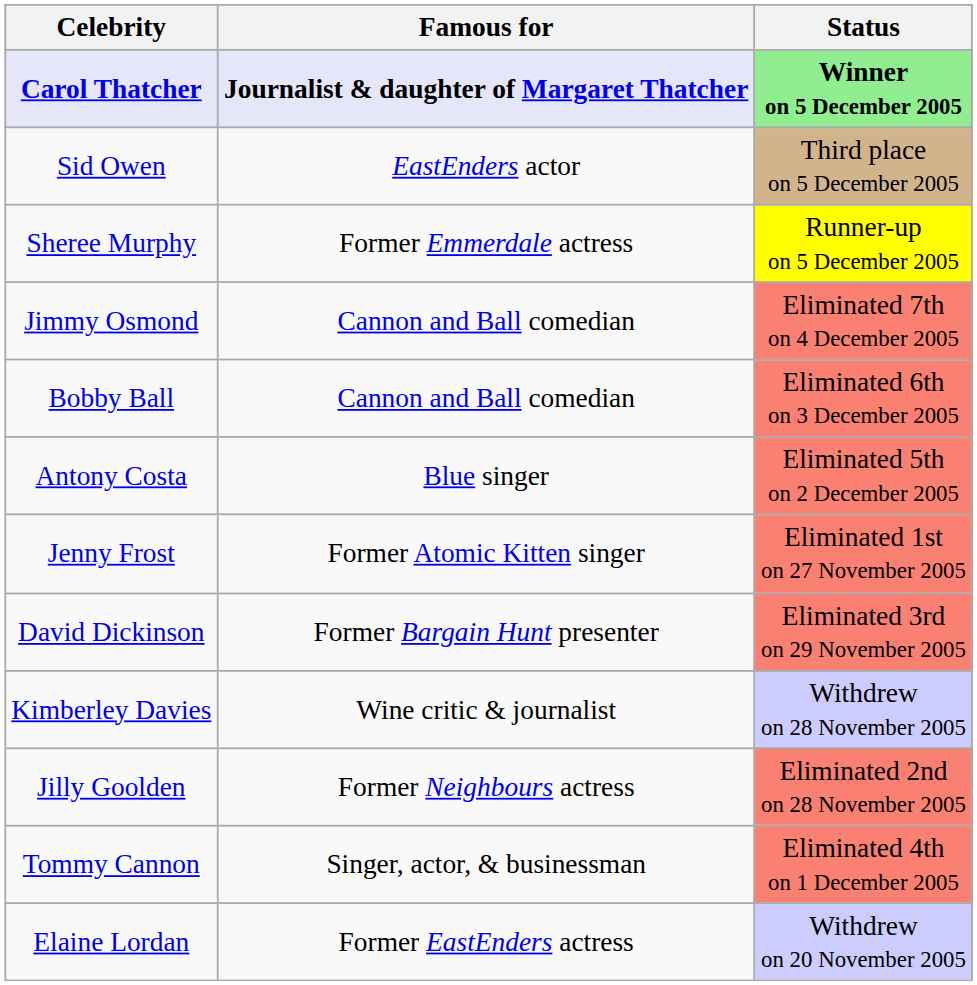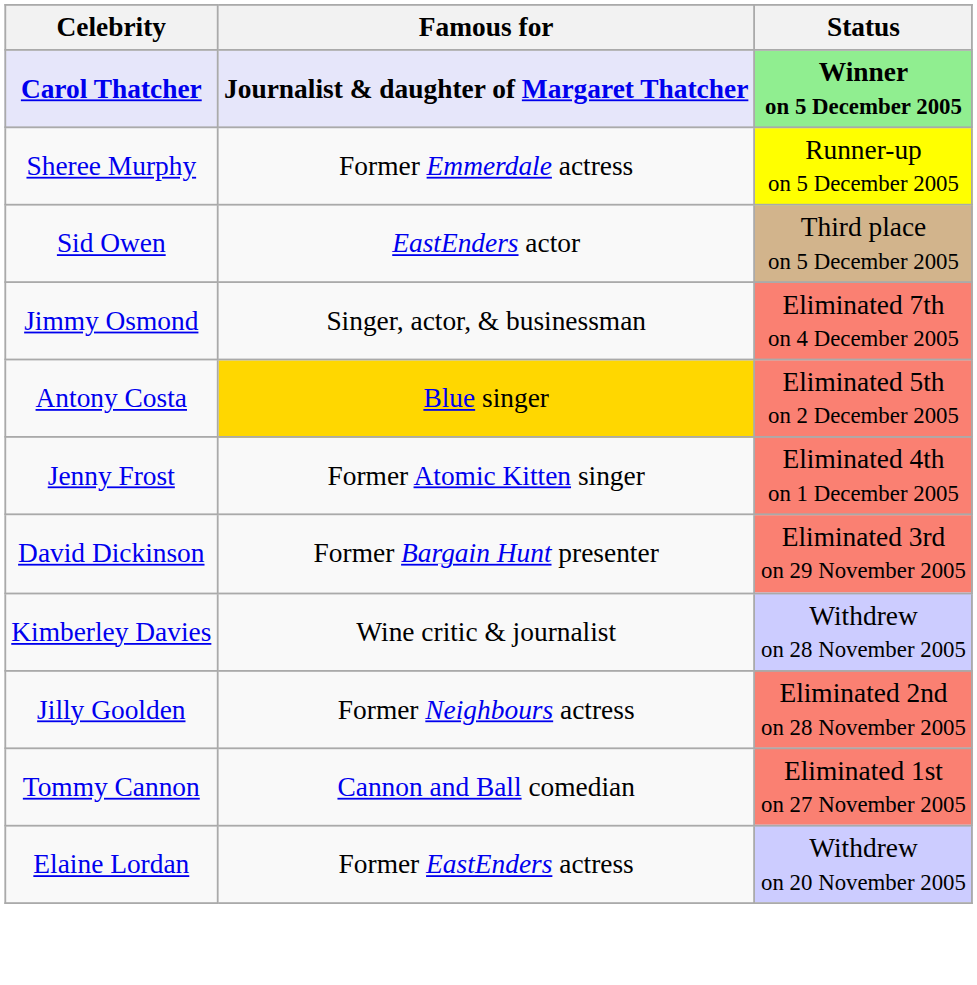rows swapped: (111, 243) <-> (111, 165)
(486, 320) Cannon and Ball comedian -> (486, 320) Singer, actor, & businessman
- row: (111, 398)
(486, 475) no background -> (486, 398) gold background
(863, 553) Eliminated 1st on 27 November 2005 -> (863, 475) Eliminated 4th on 1 December 2005
(486, 863) Singer, actor, & businessman -> (486, 785) Cannon and Ball comedian
(863, 863) Eliminated 4th on 1 December 2005 -> (863, 785) Eliminated 1st on 27 November 2005
